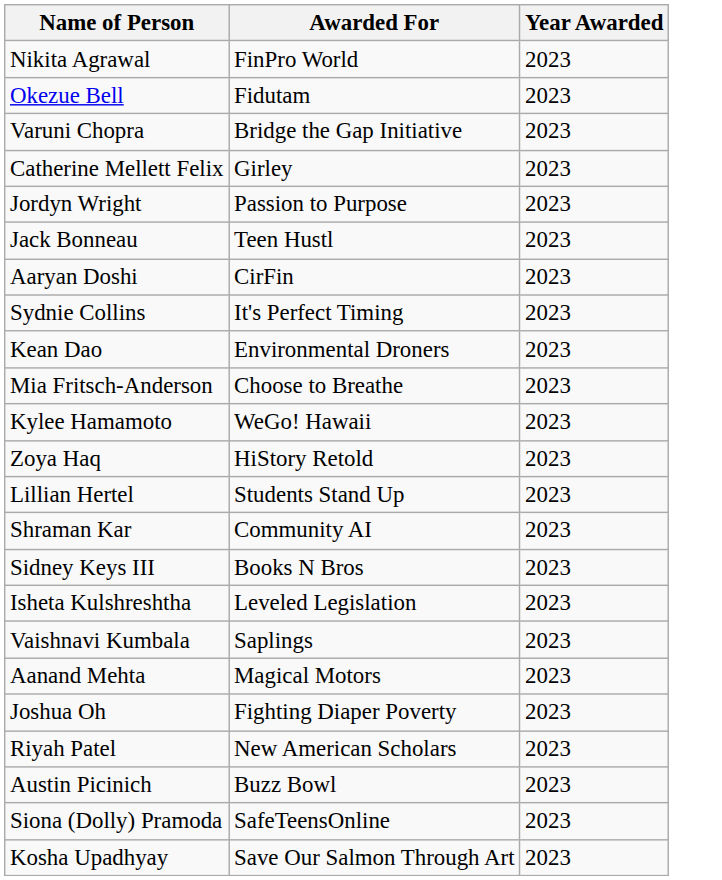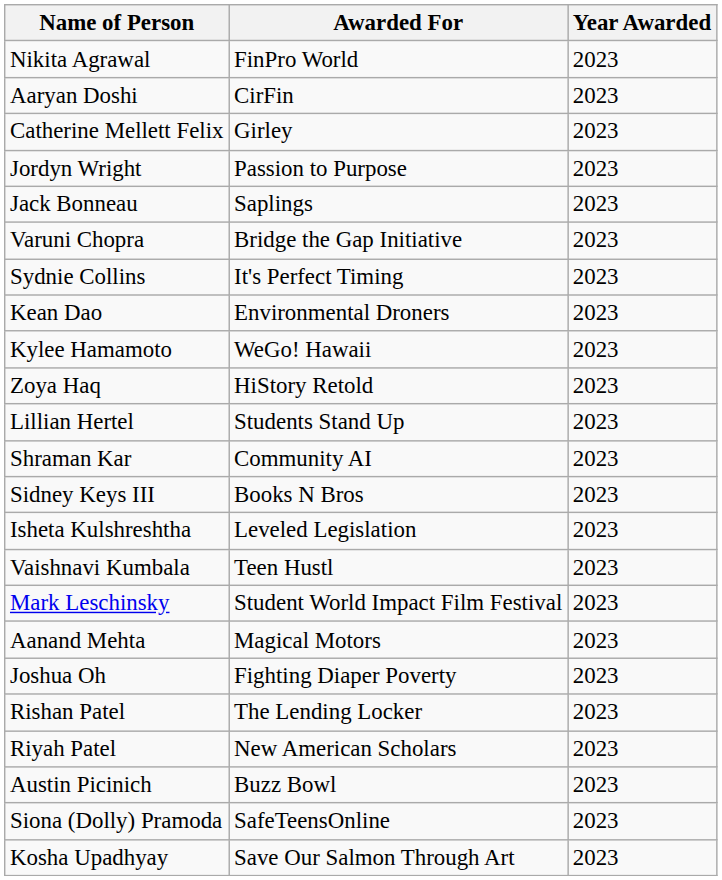- row: (67, 95)
rows swapped: (74, 276) <-> (77, 131)
(284, 240) Teen Hustl -> (273, 204) Saplings
- row: (111, 385)
(273, 639) Saplings -> (284, 566) Teen Hustl
+ row: (90, 603)
+ row: (68, 712)
